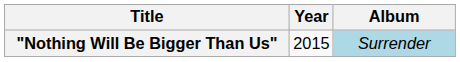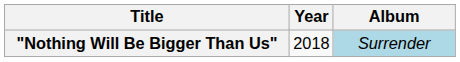(311, 43) 2015 -> (311, 43) 2018
